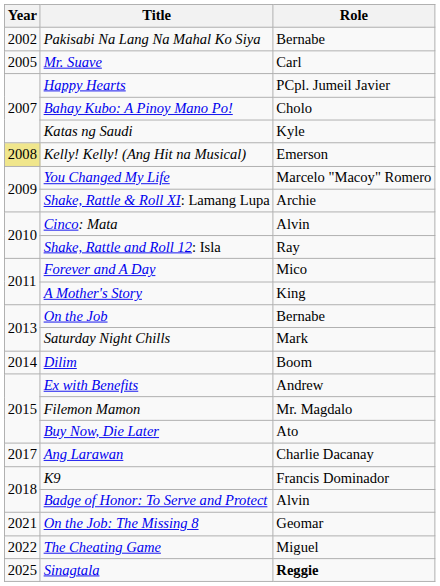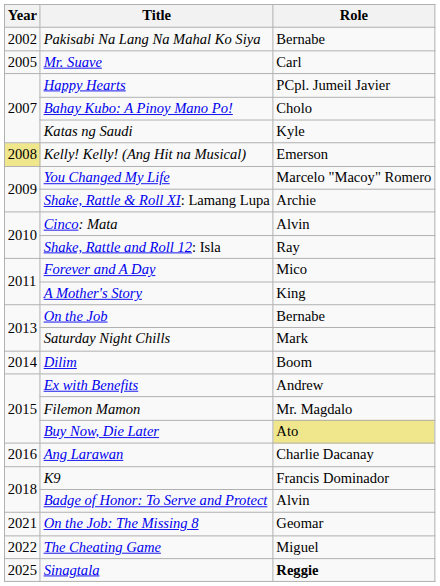(287, 431) no background -> (287, 431) khaki background
(22, 454) 2017 -> (22, 454) 2016
